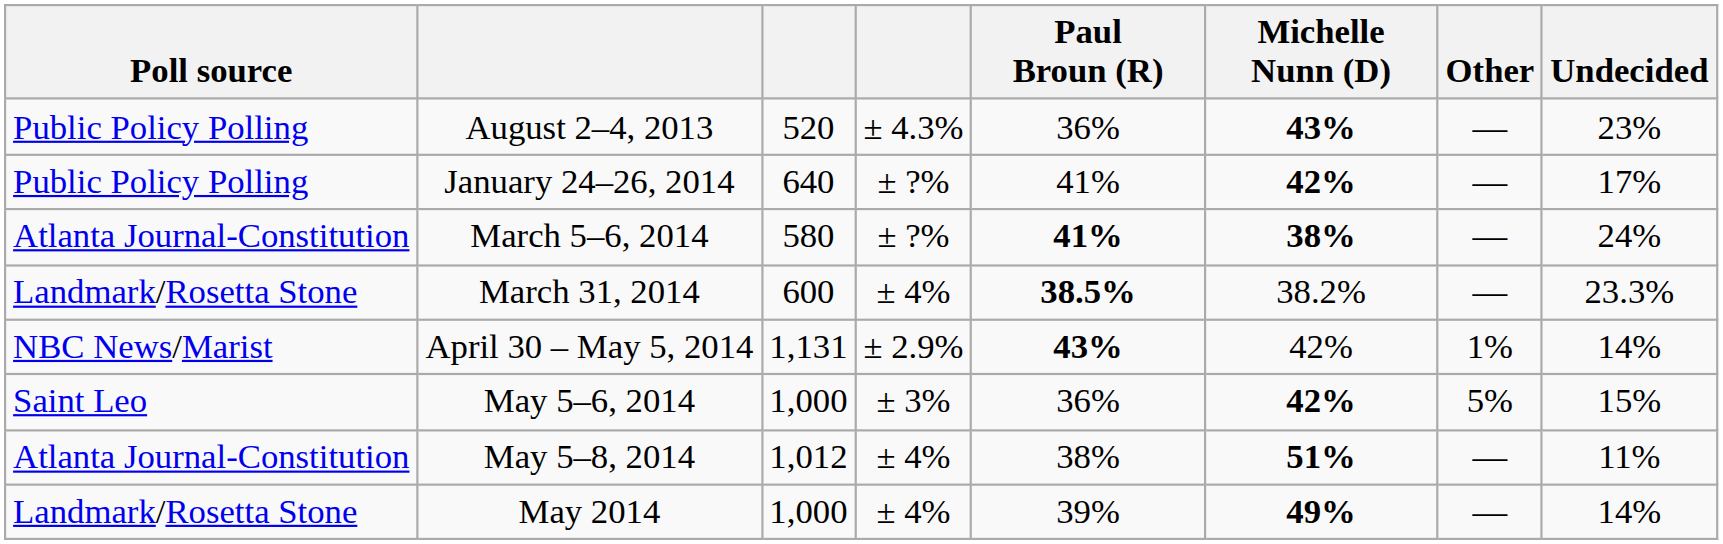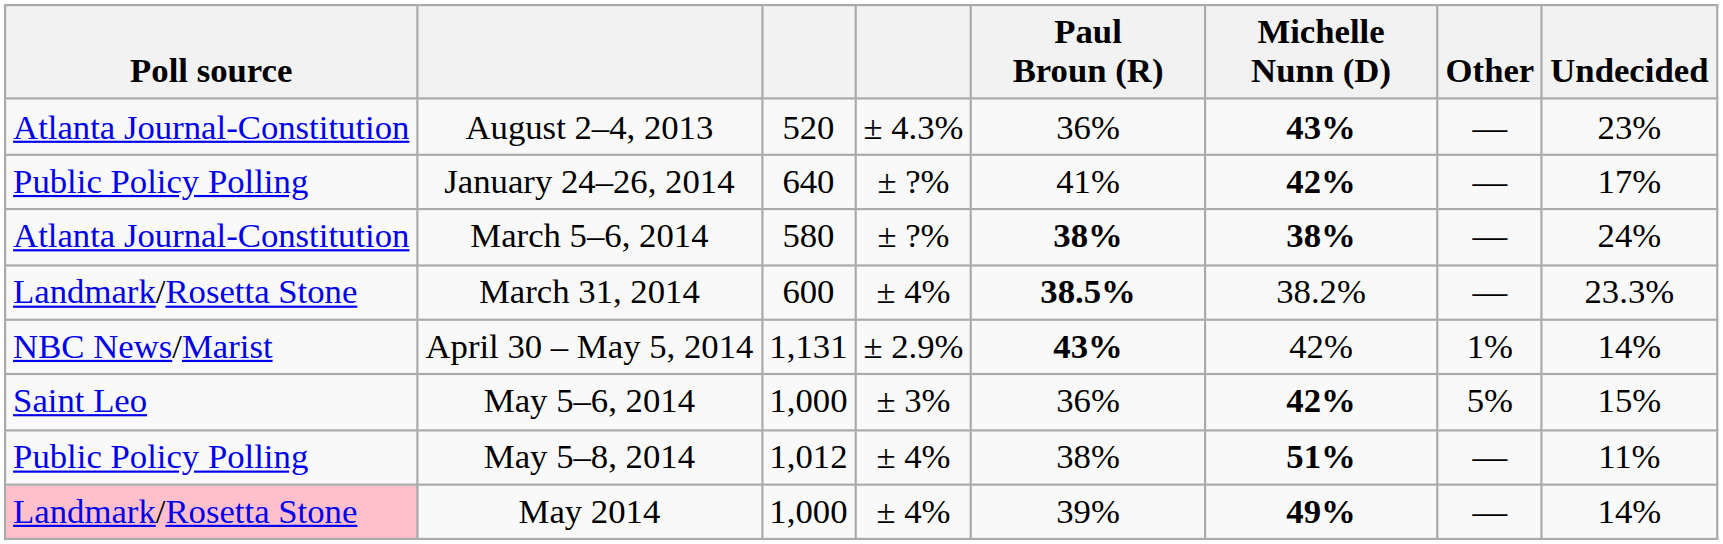(161, 126) Public Policy Polling -> (211, 126) Atlanta Journal-Constitution
(1088, 236) 41% -> (1088, 236) 38%
(211, 456) Atlanta Journal-Constitution -> (161, 456) Public Policy Polling
(185, 511) no background -> (185, 511) pink background
